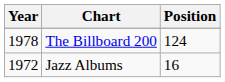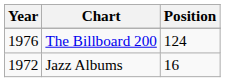(23, 40) 1978 -> (23, 40) 1976
